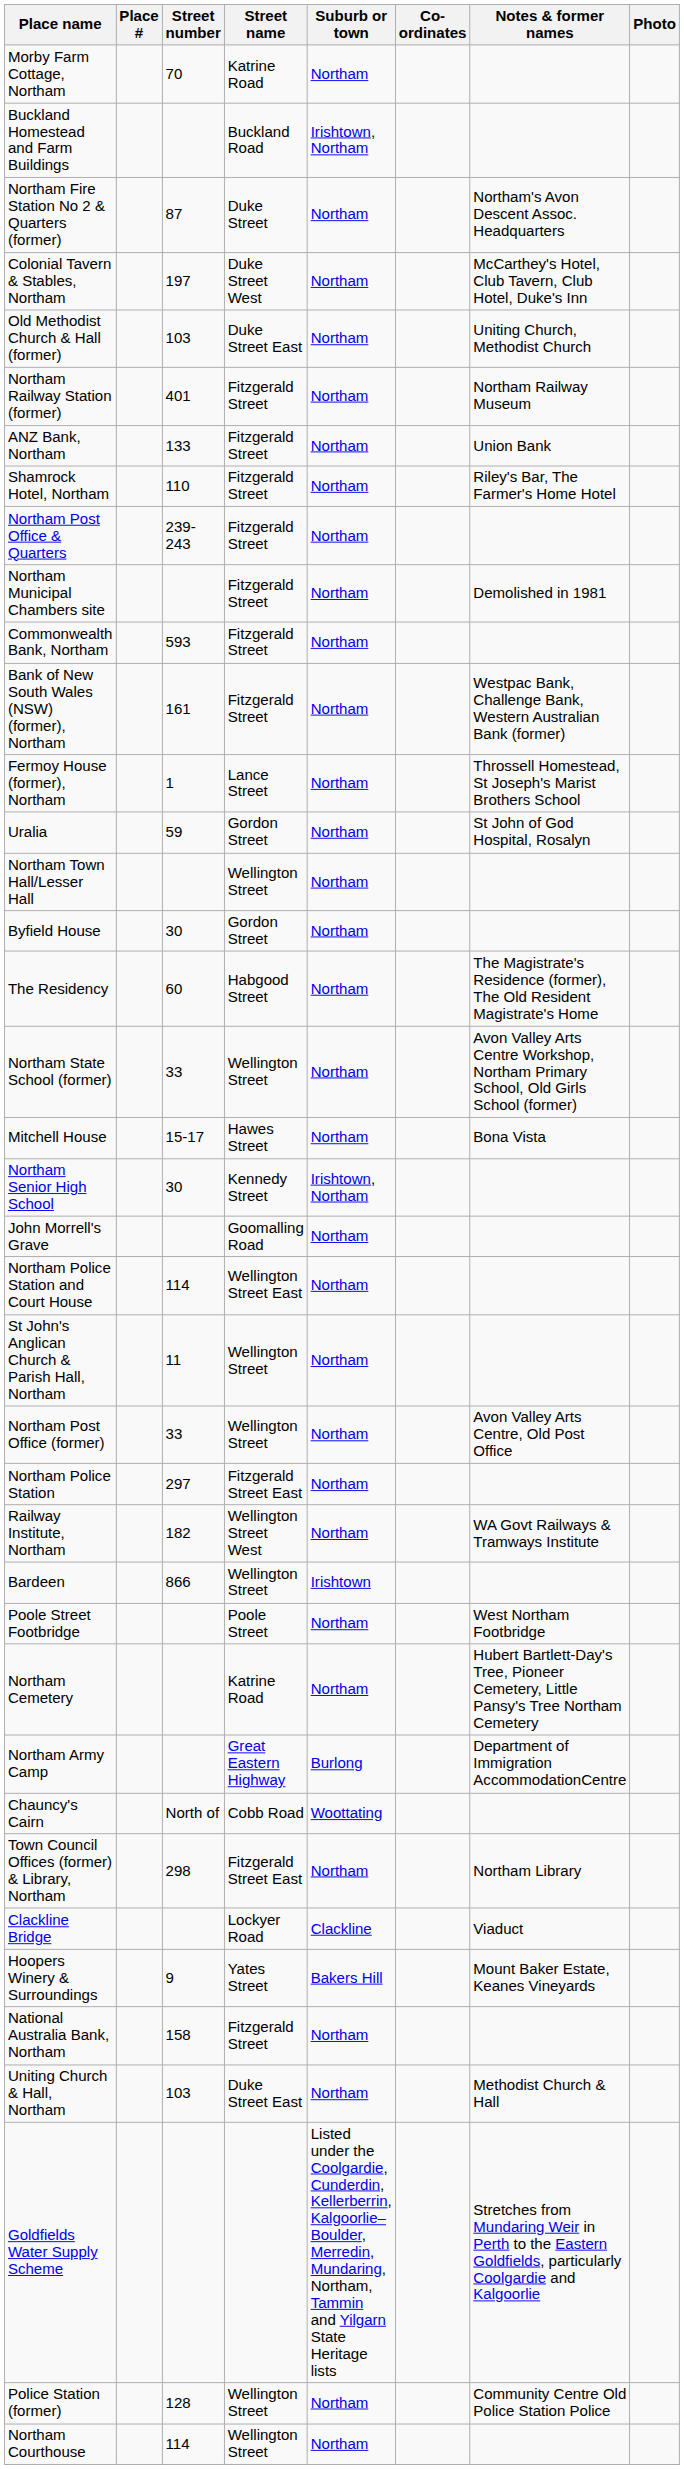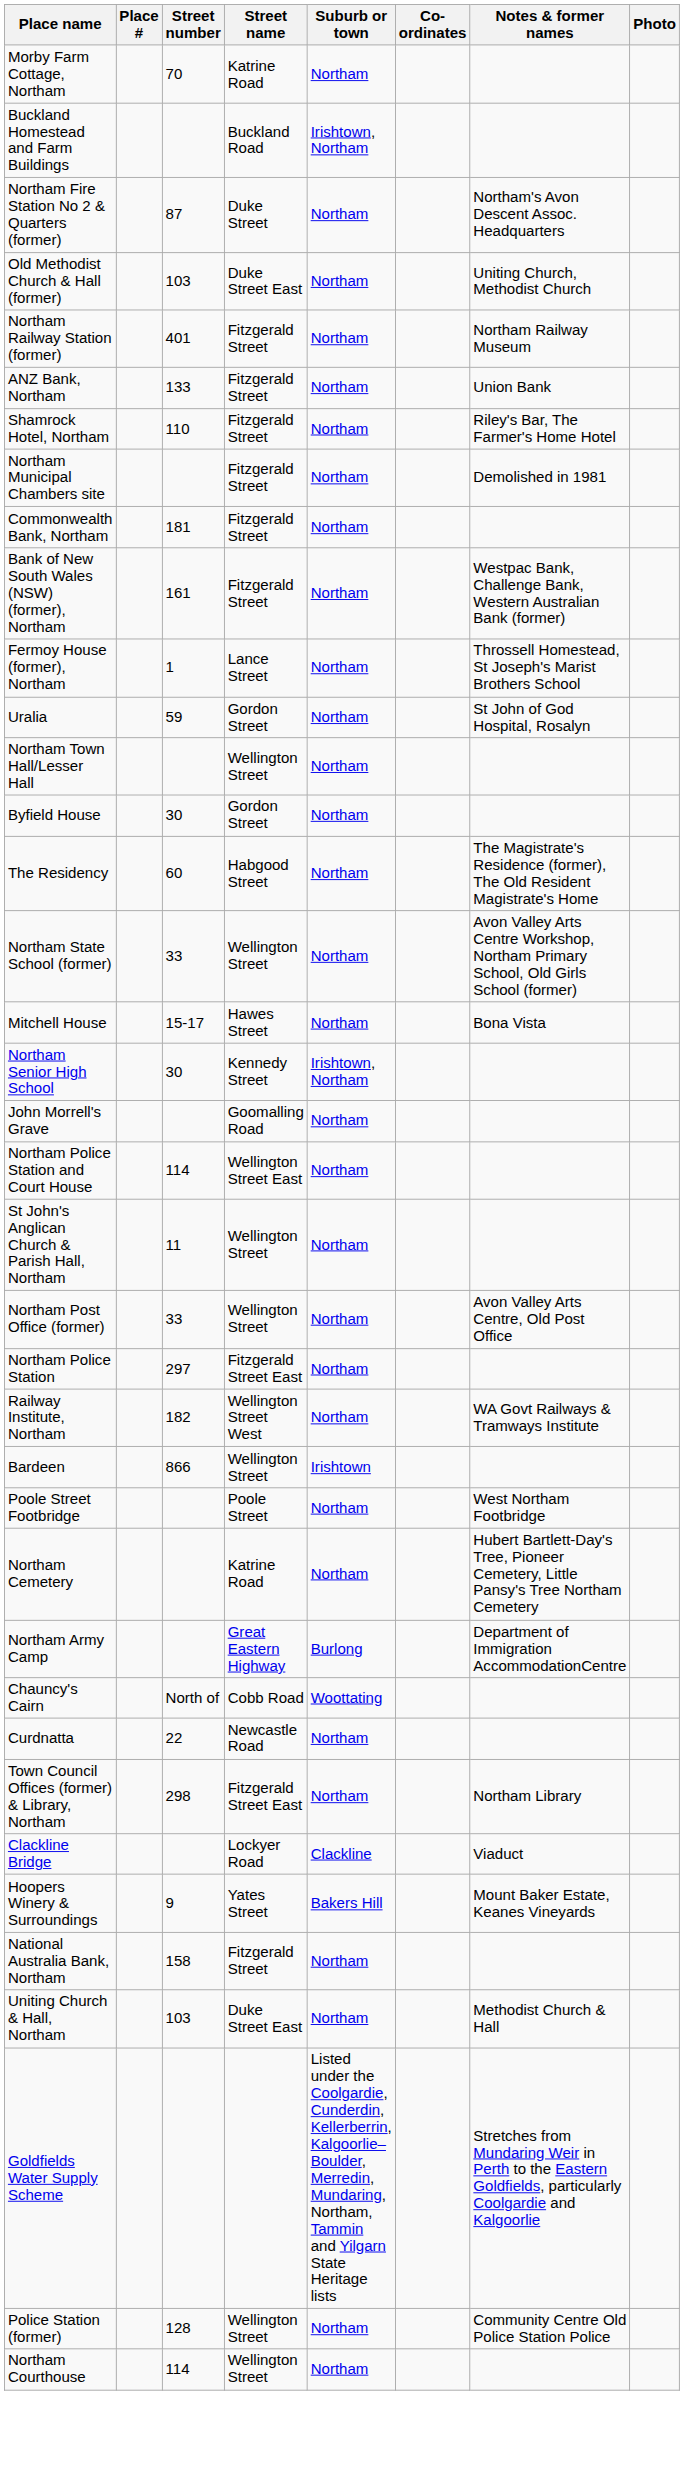- row: (60, 281)
- row: (54, 535)
(178, 642) 593 -> (178, 527) 181
+ row: (41, 1738)
